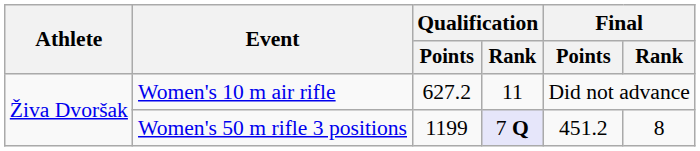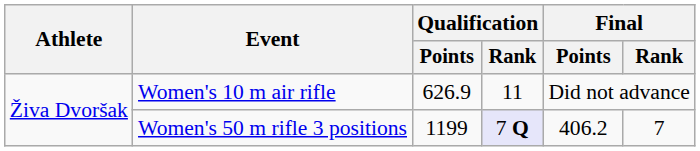(447, 92) 627.2 -> (447, 92) 626.9
(583, 127) 451.2 -> (583, 127) 406.2
(659, 127) 8 -> (659, 127) 7
